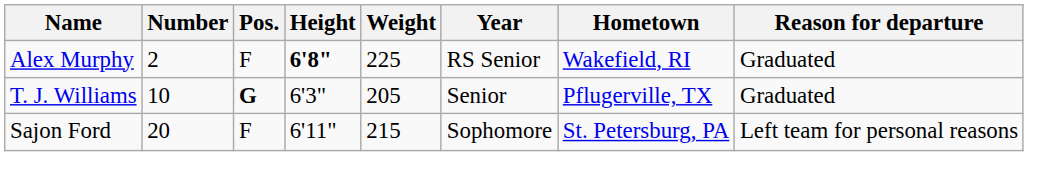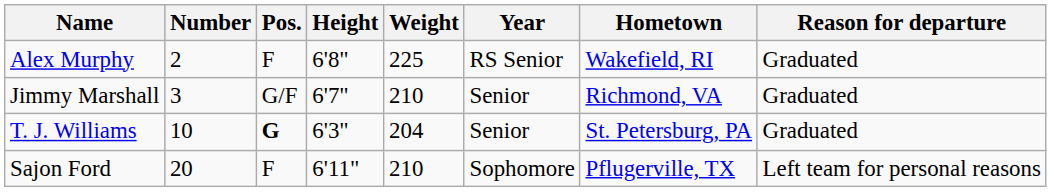(311, 58) bold -> (331, 58) normal
+ row: (85, 95)
(383, 95) 205 -> (406, 131) 204
(638, 95) Pflugerville, TX -> (669, 131) St. Petersburg, PA
(383, 131) 215 -> (406, 167) 210
(646, 131) St. Petersburg, PA -> (660, 167) Pflugerville, TX
